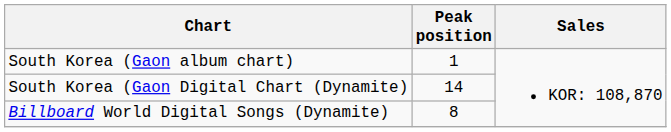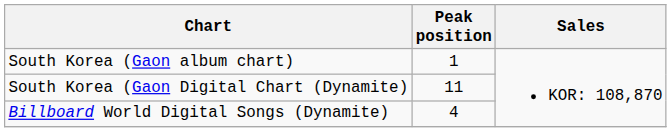(454, 88) 14 -> (454, 88) 11
(454, 113) 8 -> (454, 113) 4
